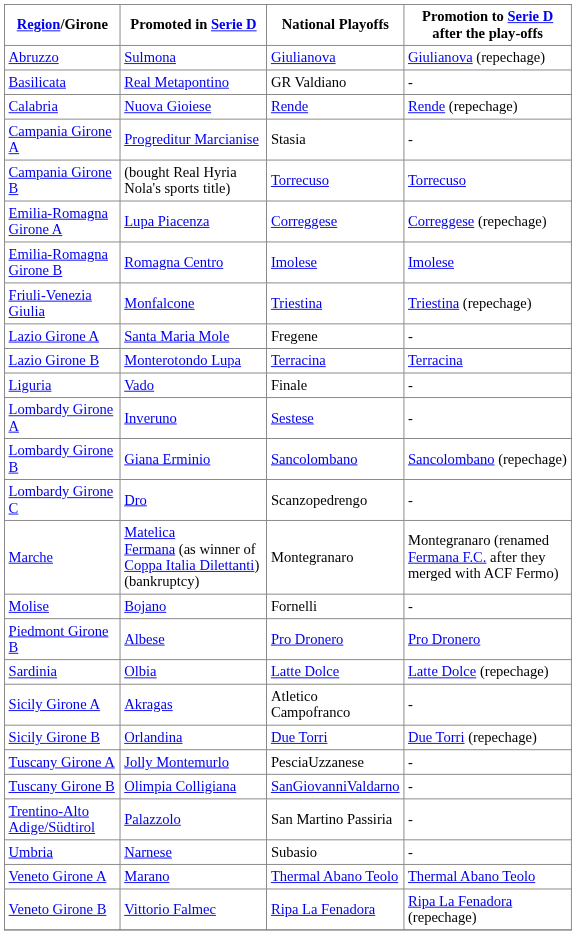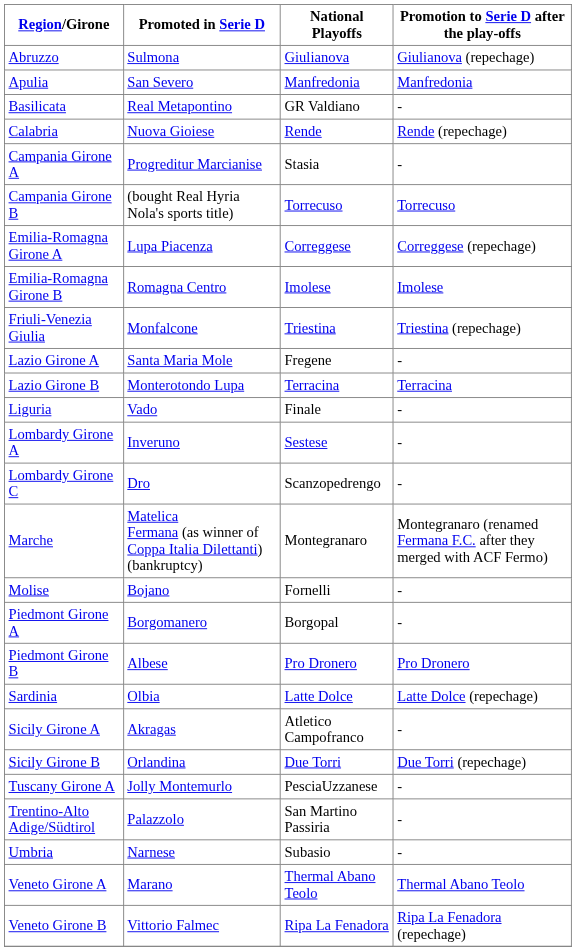+ row: (28, 82)
- row: (61, 459)
+ row: (58, 622)
- row: (62, 786)
